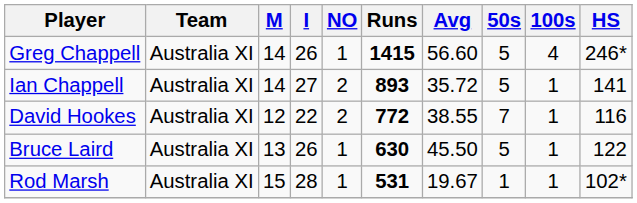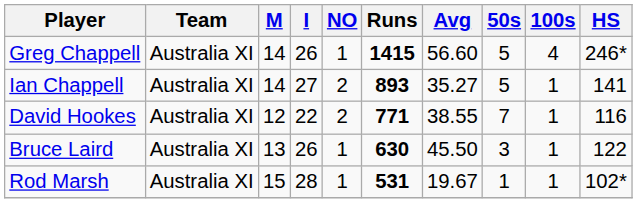(452, 85) 35.72 -> (452, 85) 35.27
(392, 117) 772 -> (392, 117) 771
(504, 149) 5 -> (504, 149) 3
